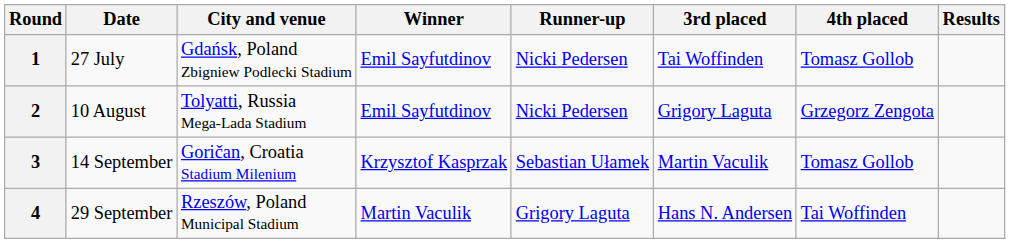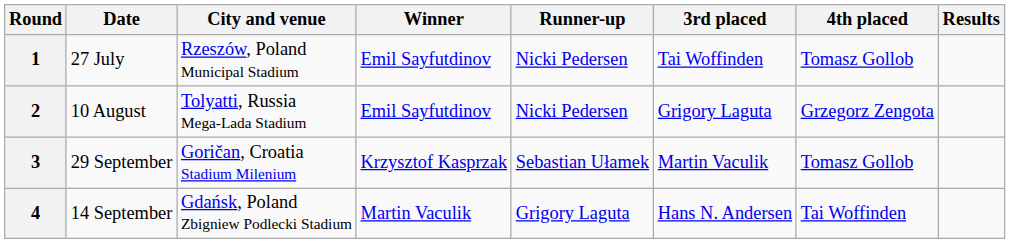(266, 59) Gdańsk, Poland Zbigniew Podlecki Stadium -> (244, 59) Rzeszów, Poland Municipal Stadium
(122, 161) 14 September -> (122, 161) 29 September
(122, 212) 29 September -> (122, 212) 14 September
(244, 212) Rzeszów, Poland Municipal Stadium -> (266, 212) Gdańsk, Poland Zbigniew Podlecki Stadium
